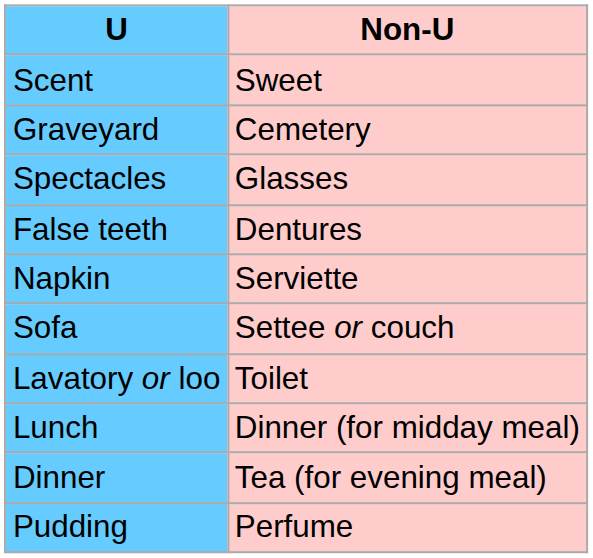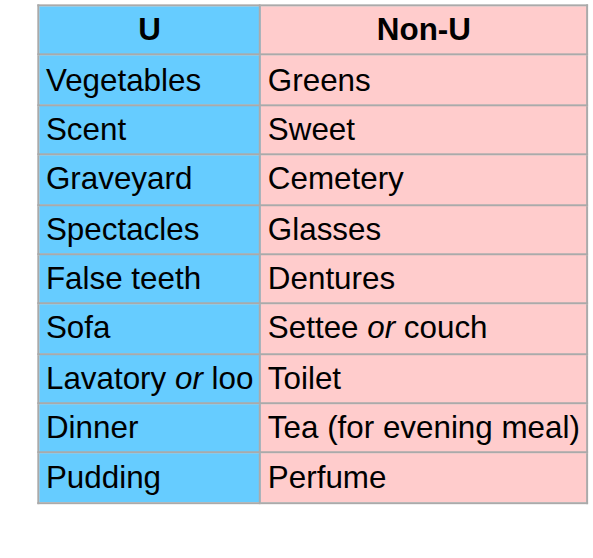+ row: (124, 79)
- row: (62, 278)
- row: (56, 427)
